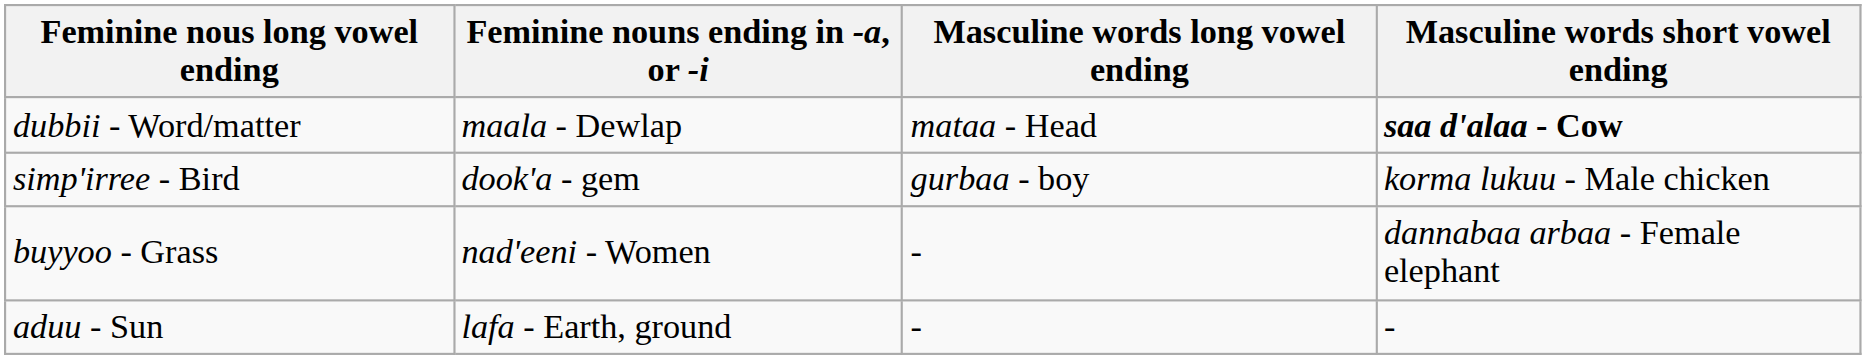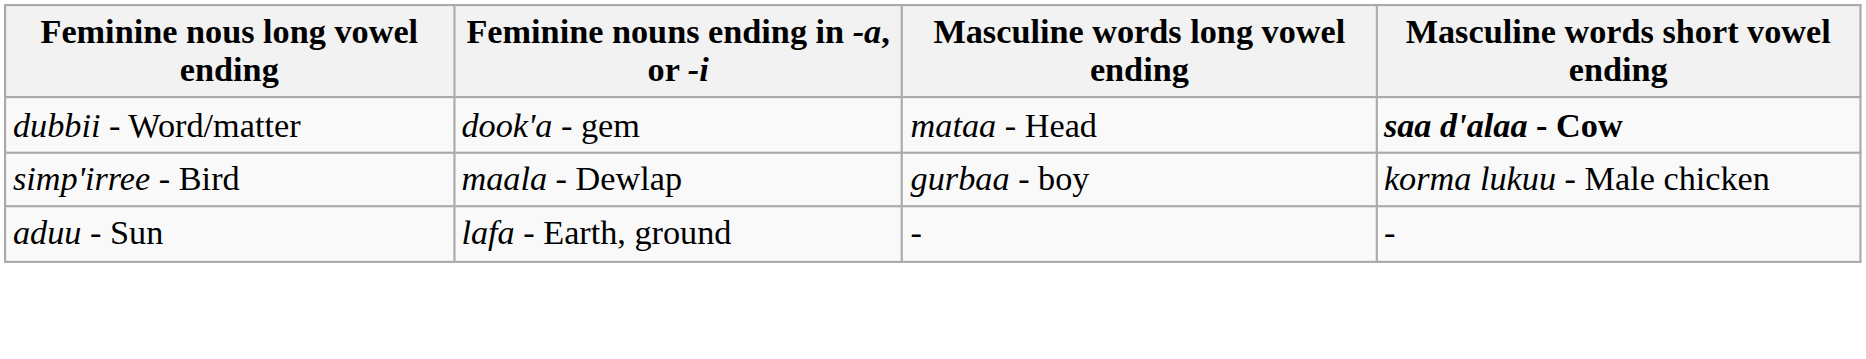(572, 124) maala - Dewlap -> (551, 124) dook'a - gem
(551, 178) dook'a - gem -> (572, 178) maala - Dewlap
- row: (116, 252)
